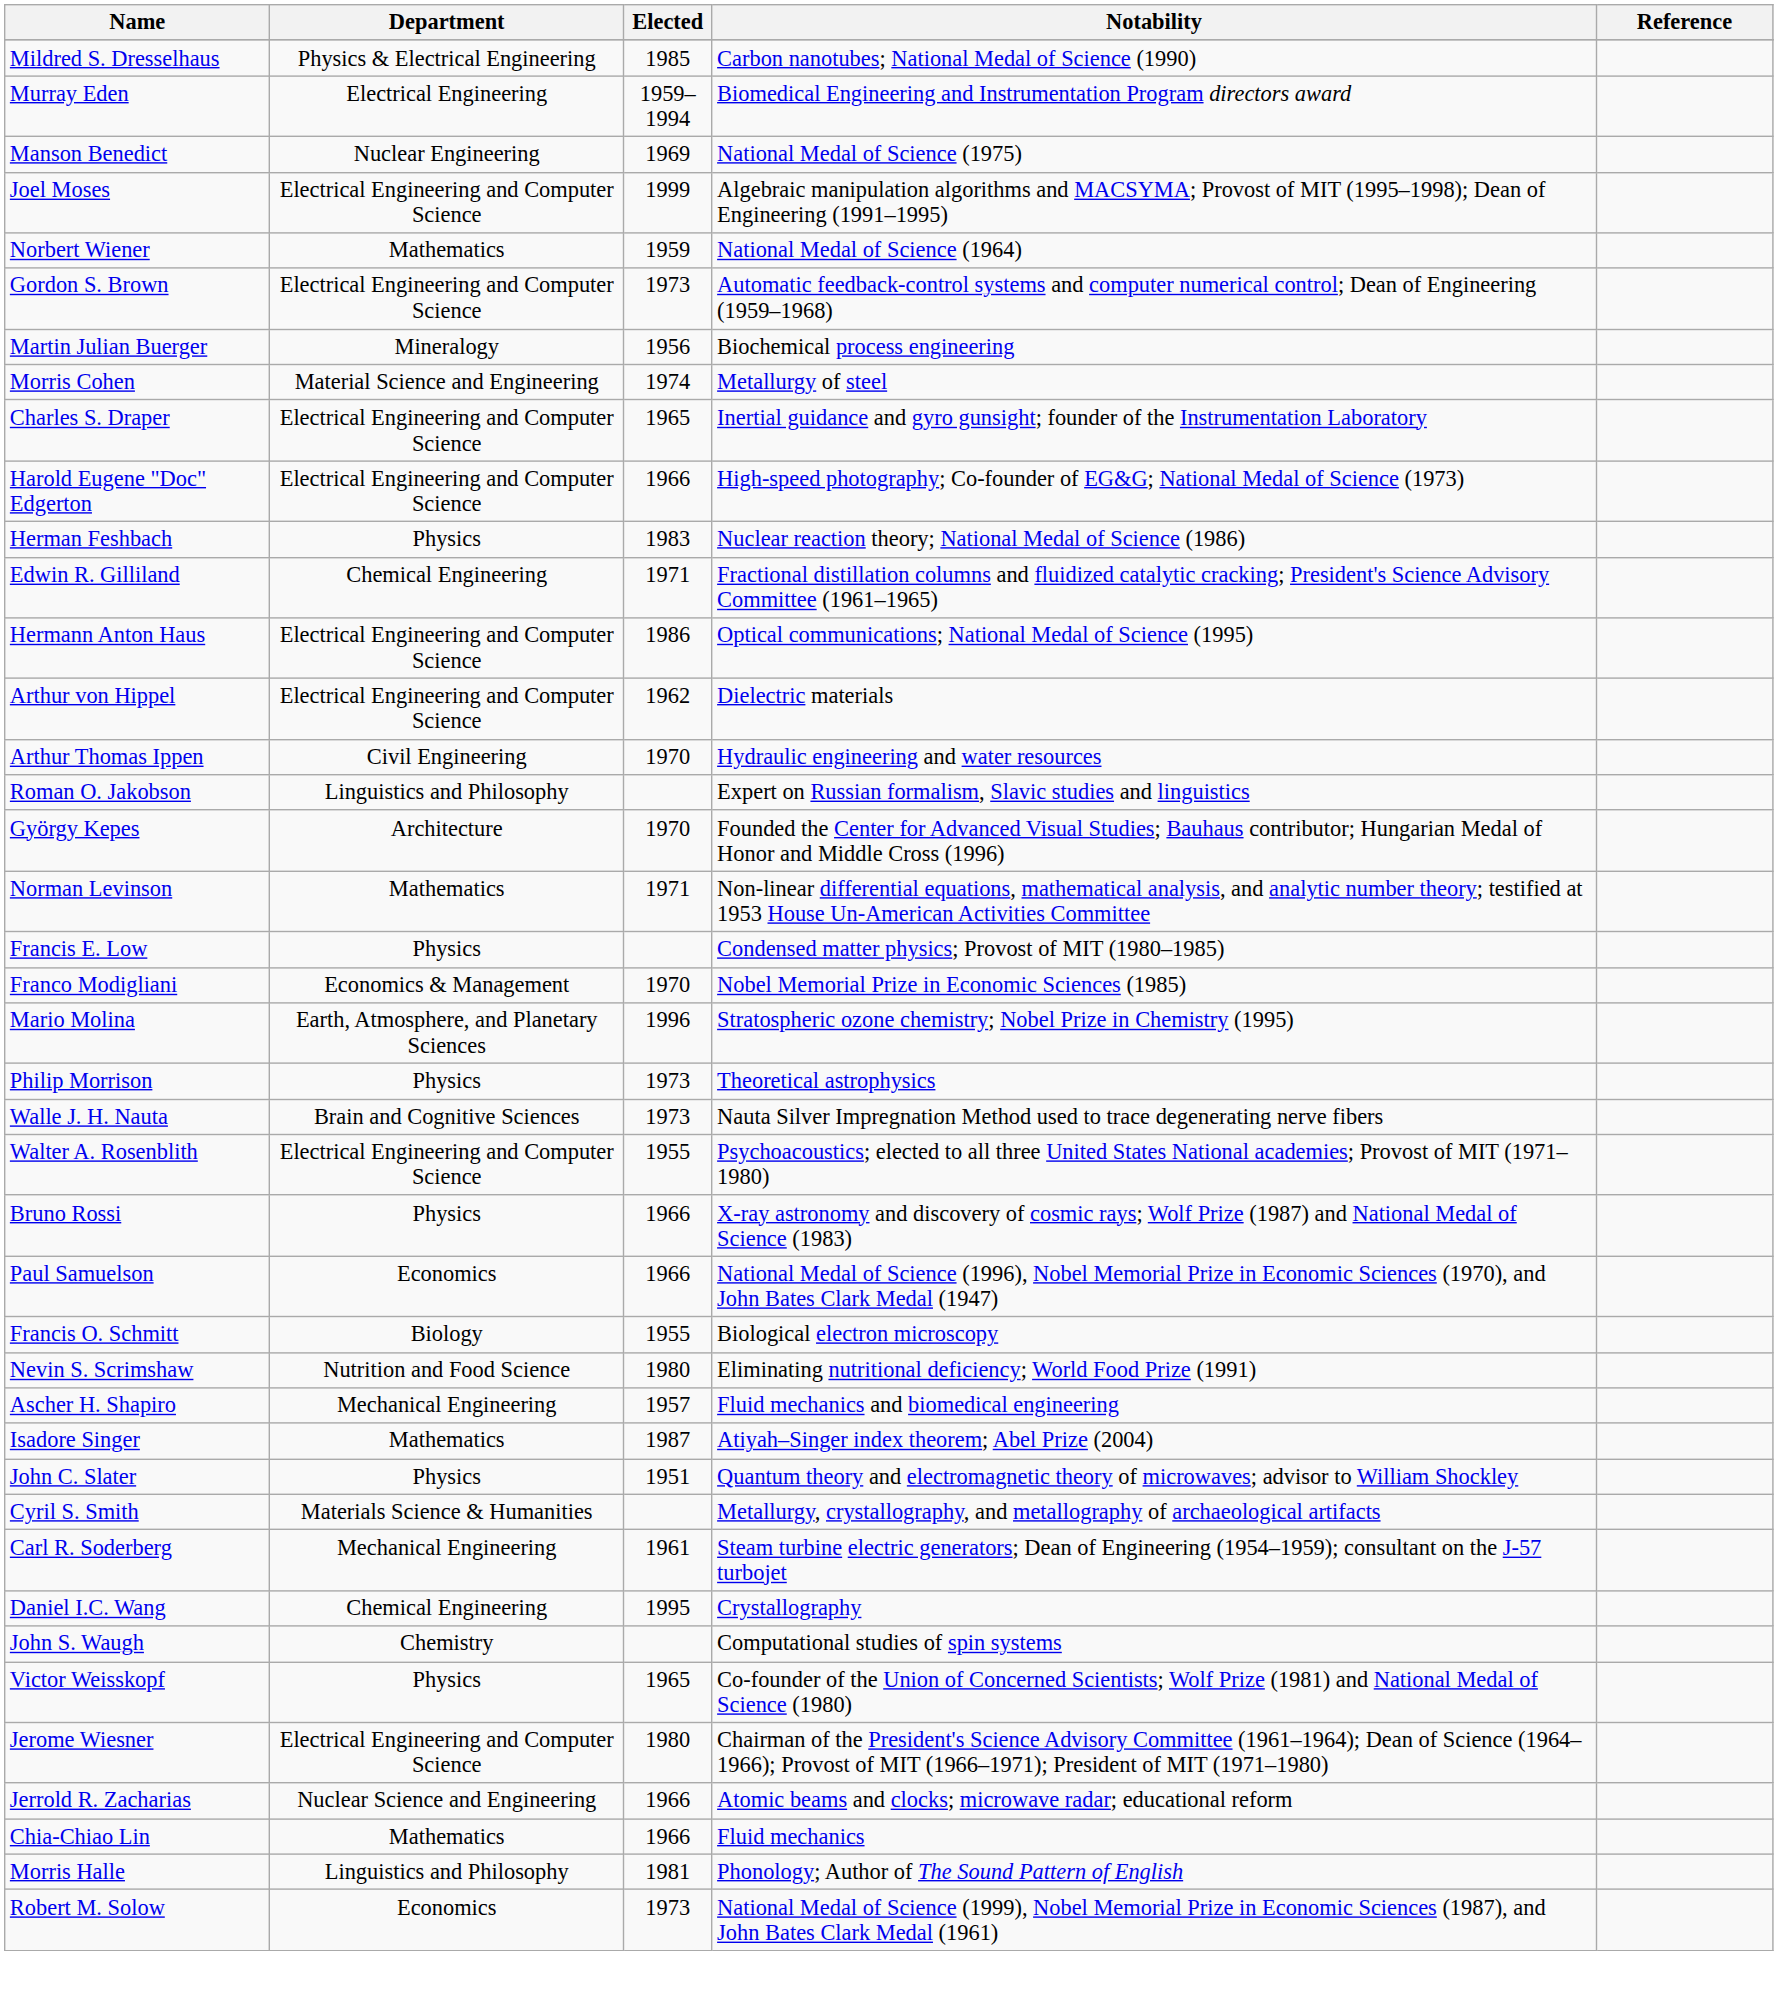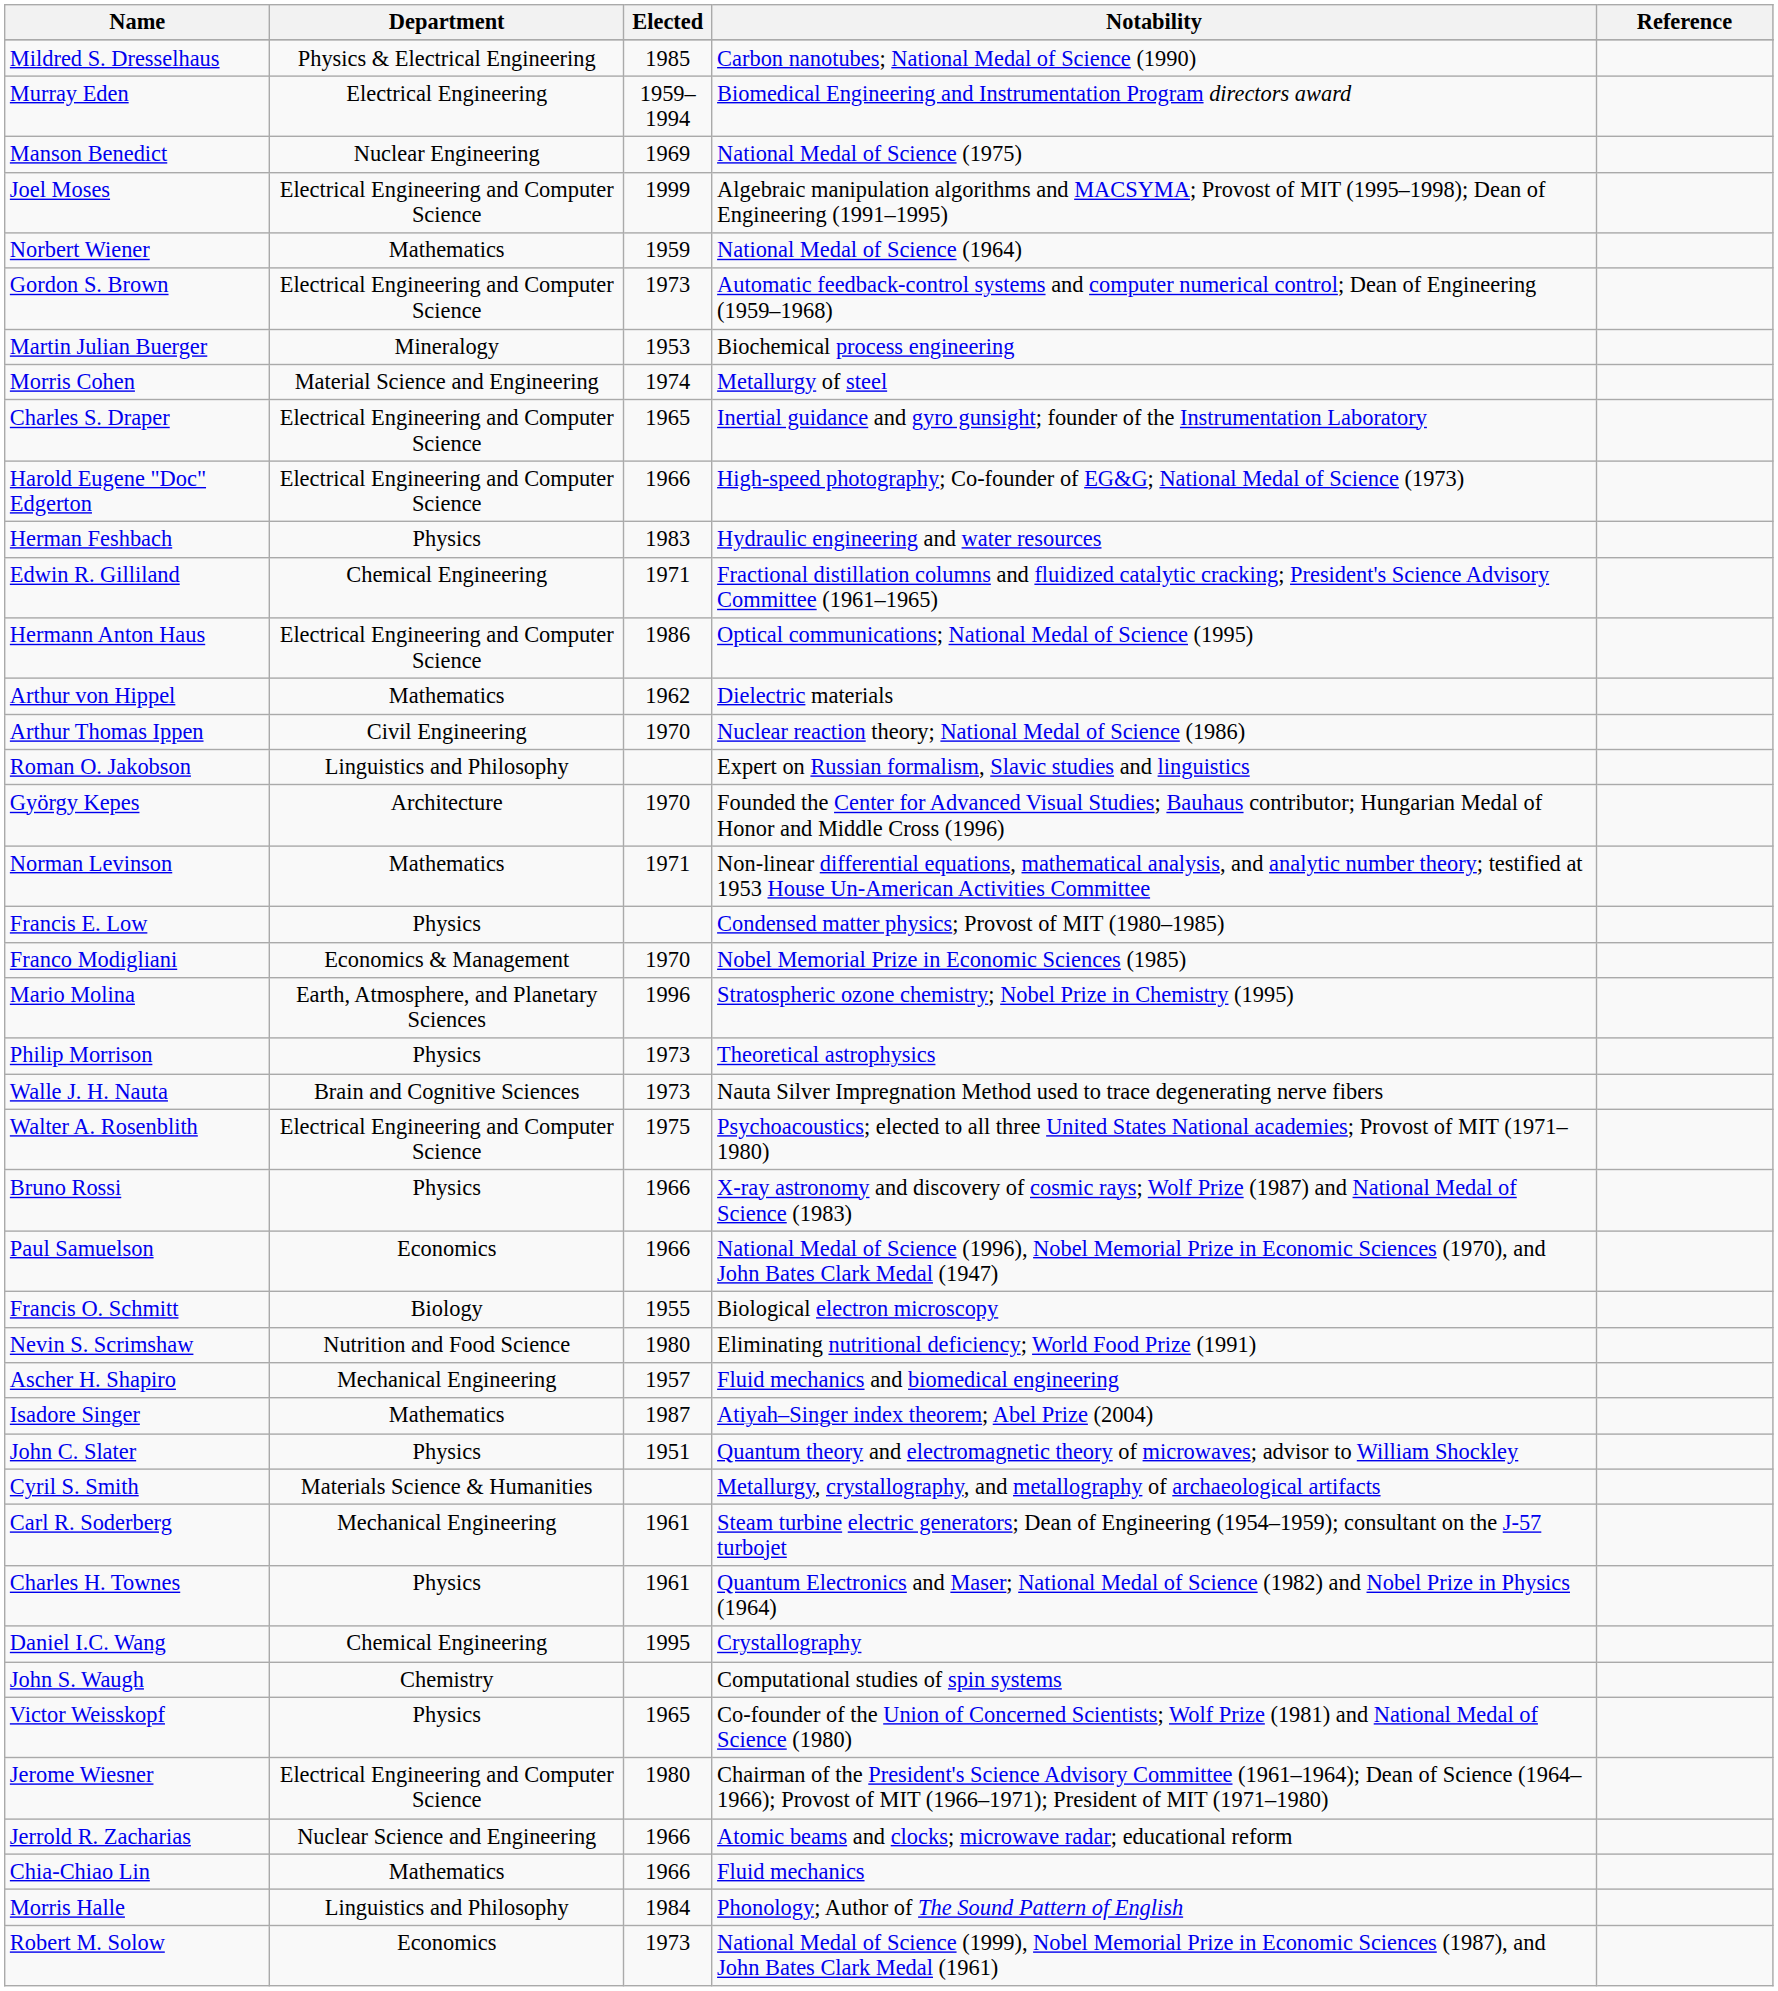(668, 346) 1956 -> (668, 346) 1953
(981, 539) Nuclear reaction theory; National Medal of Science (1986) -> (909, 539) Hydraulic engineering and water resources
(447, 708) Electrical Engineering and Computer Science -> (447, 696) Mathematics
(909, 756) Hydraulic engineering and water resources -> (981, 731) Nuclear reaction theory; National Medal of Science (1986)
(668, 1152) 1955 -> (668, 1126) 1975
+ row: (95, 1582)
(668, 1871) 1981 -> (668, 1907) 1984
